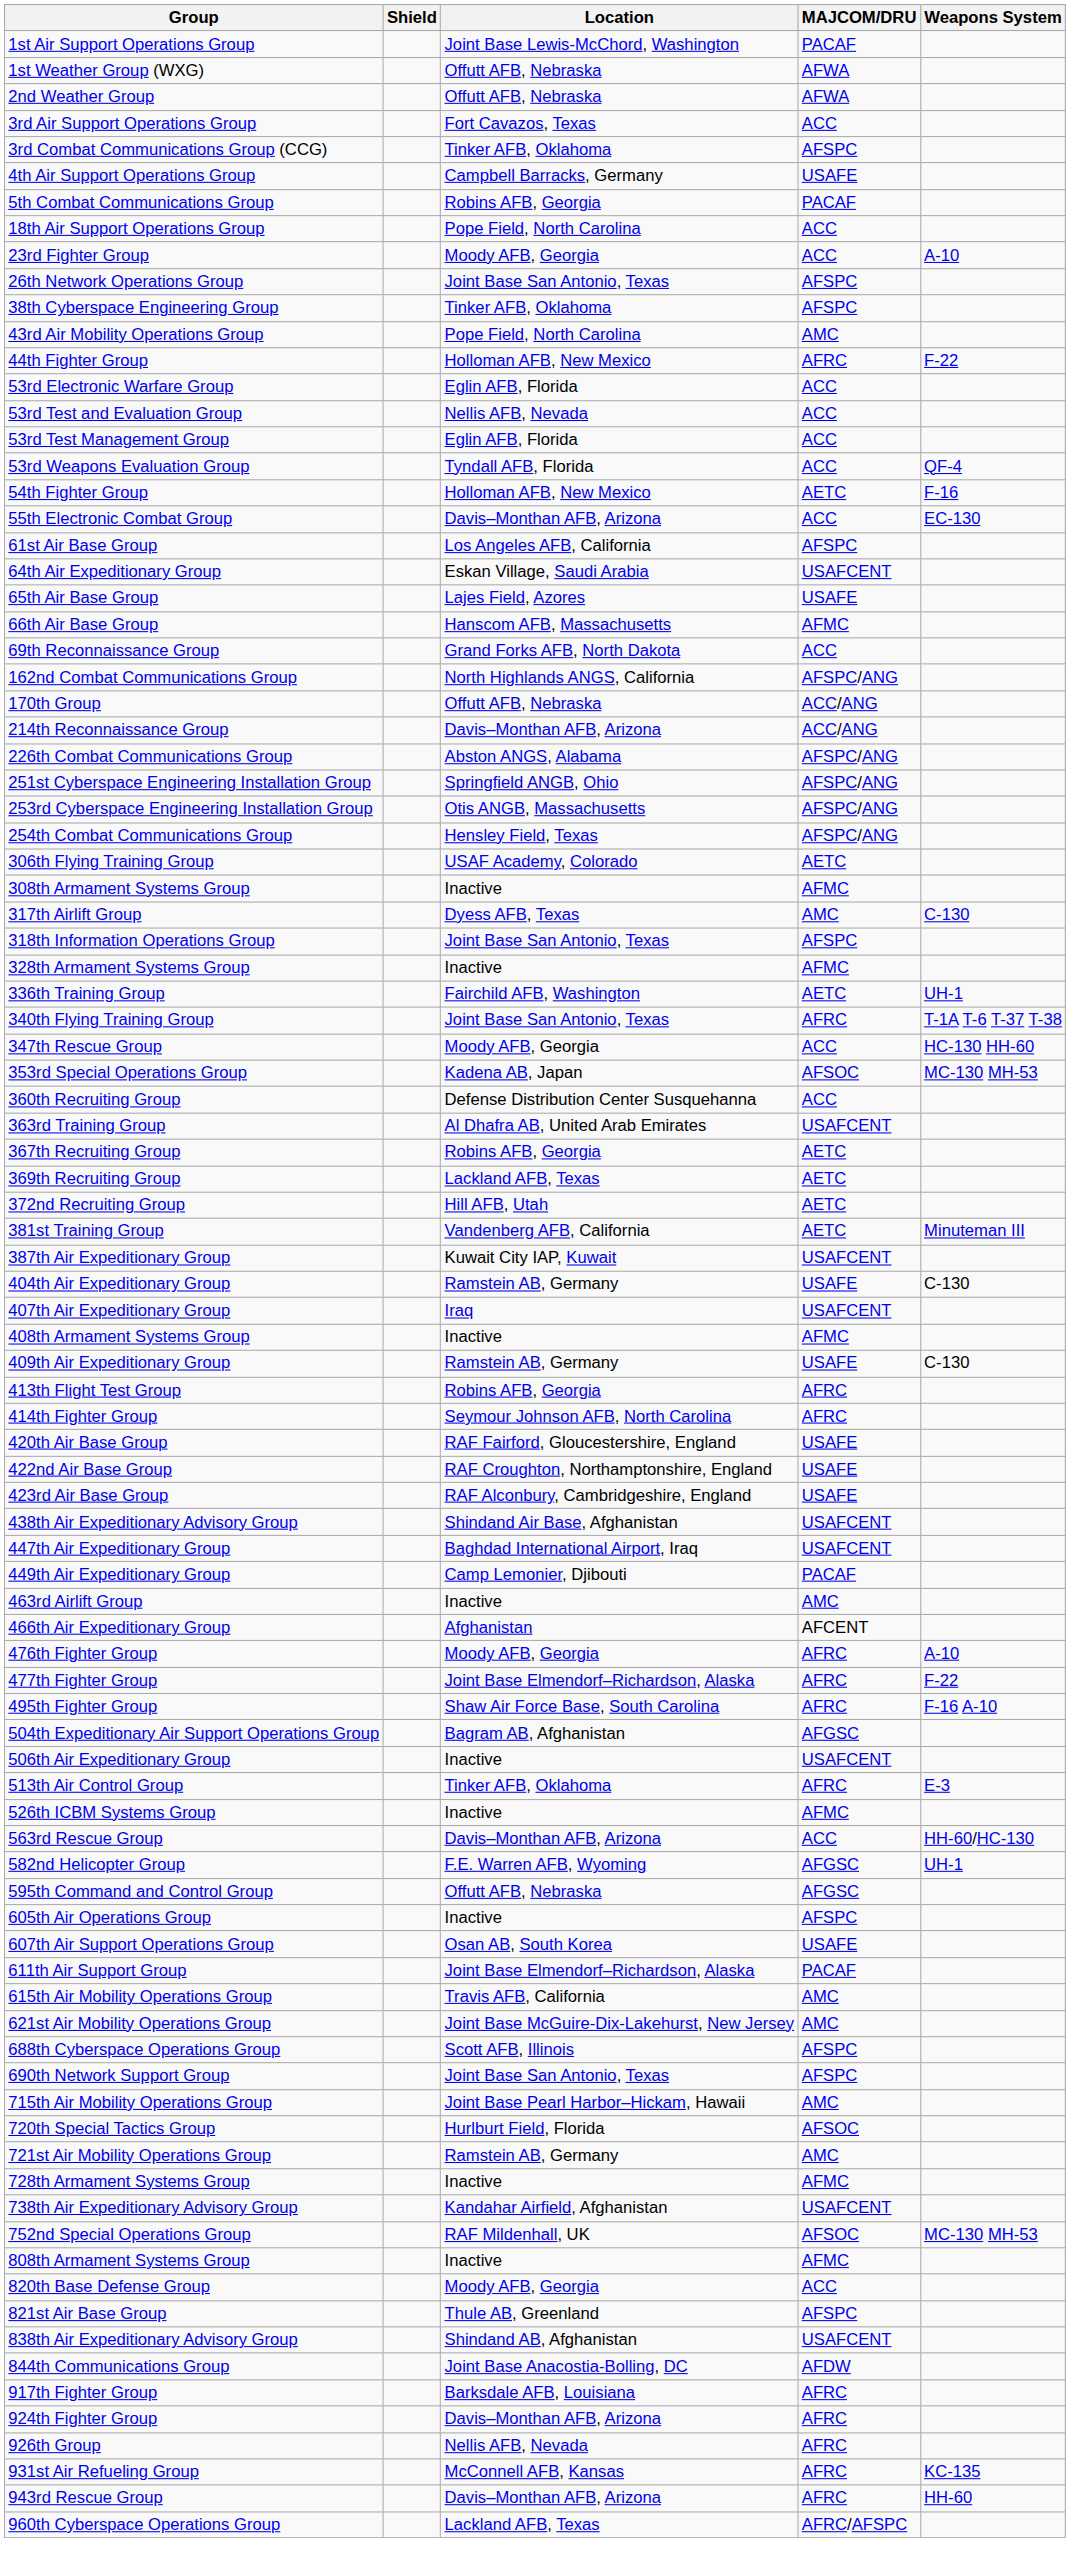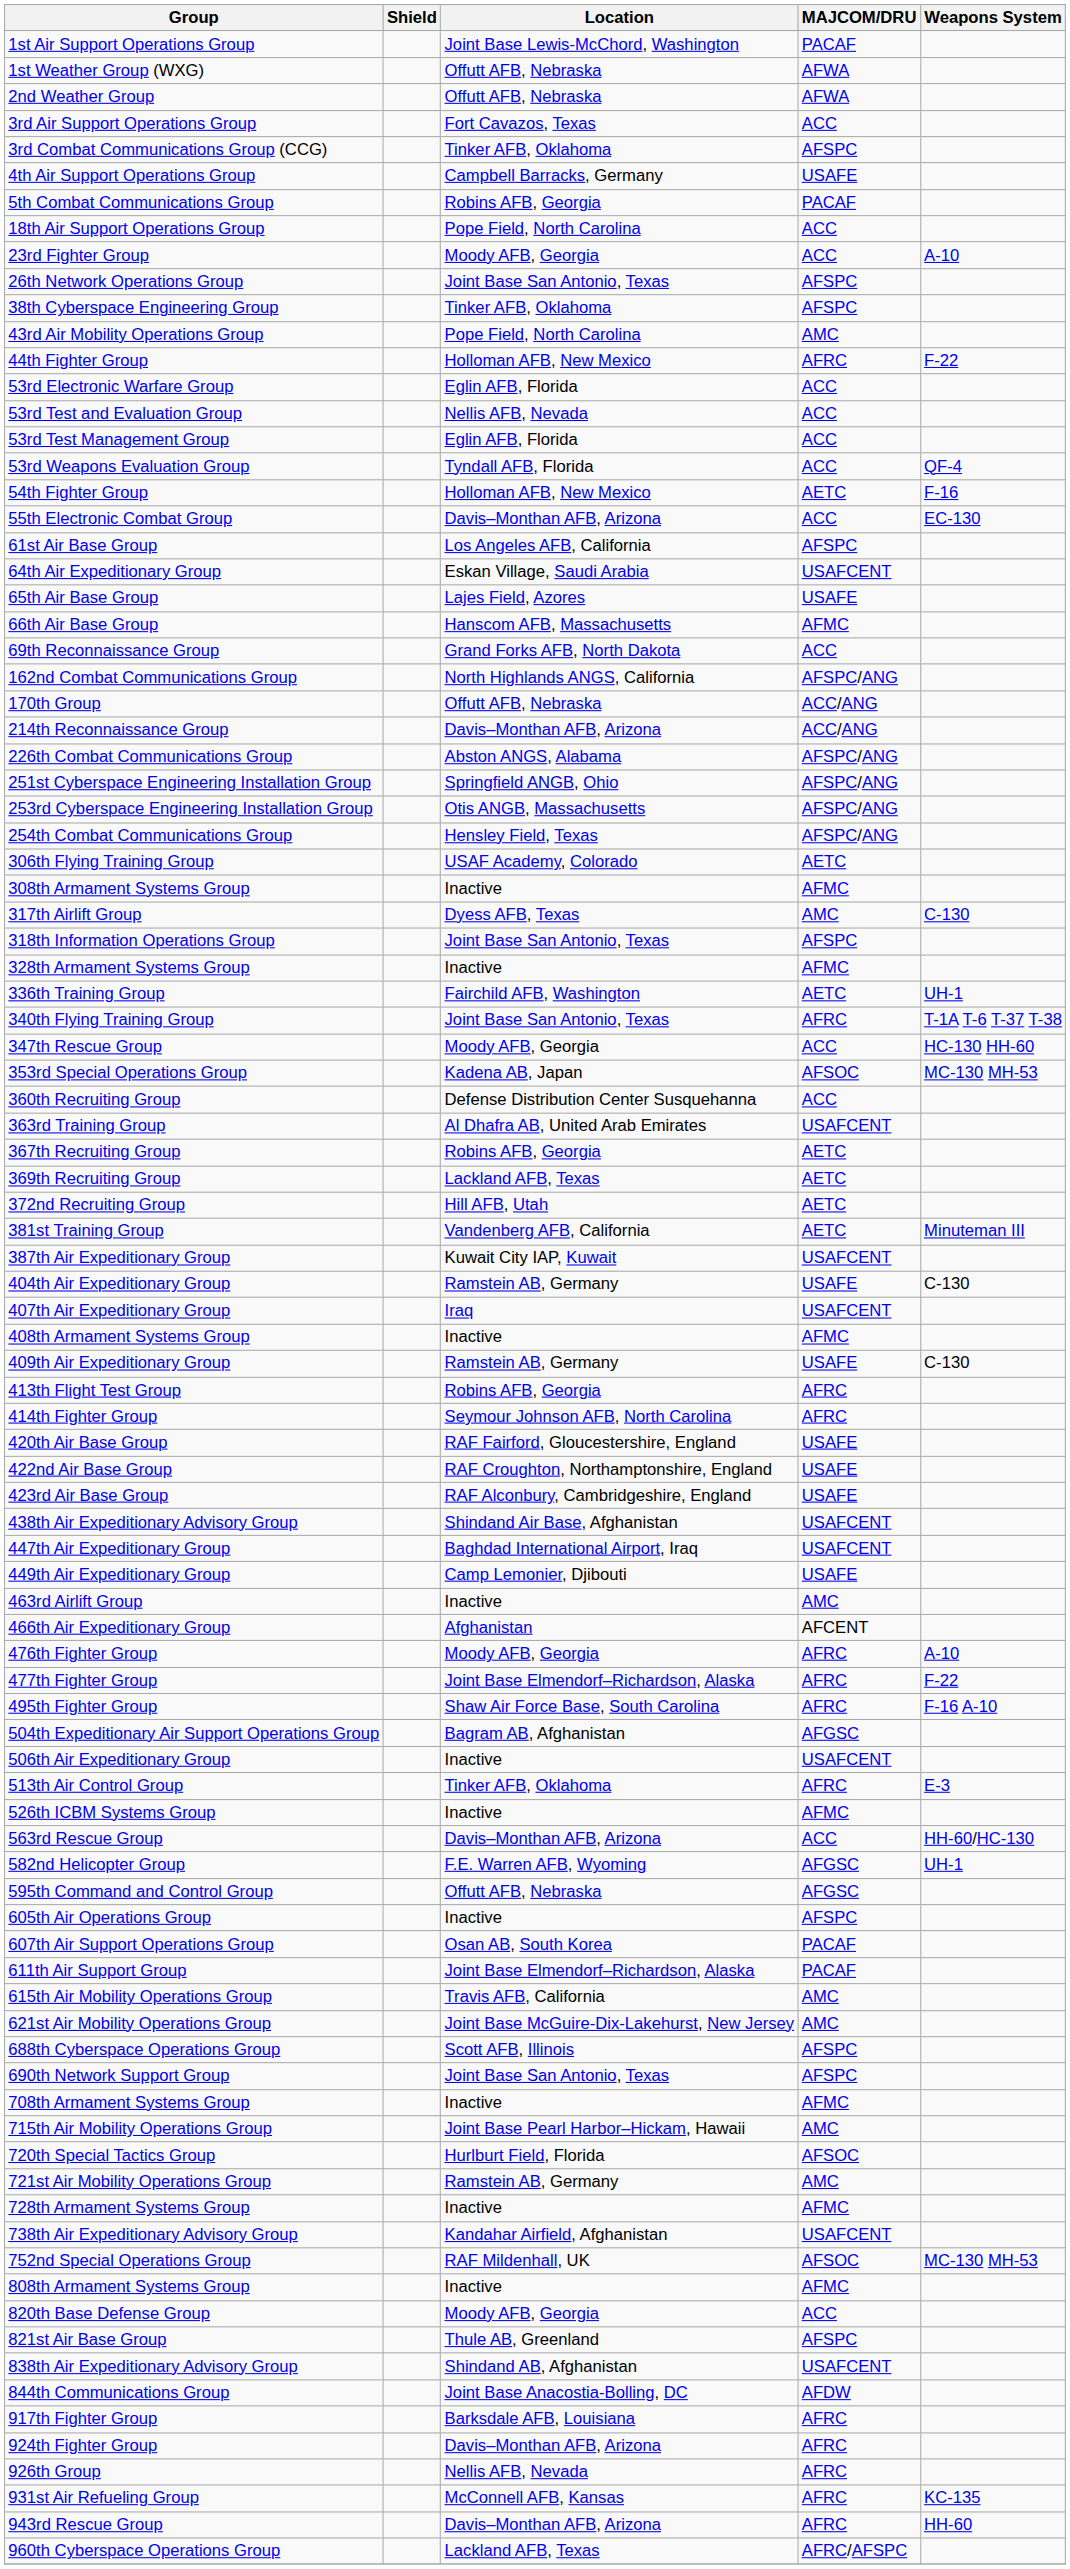(829, 1574) PACAF -> (830, 1574) USAFE
(830, 1944) USAFE -> (829, 1944) PACAF
+ row: (129, 2102)
